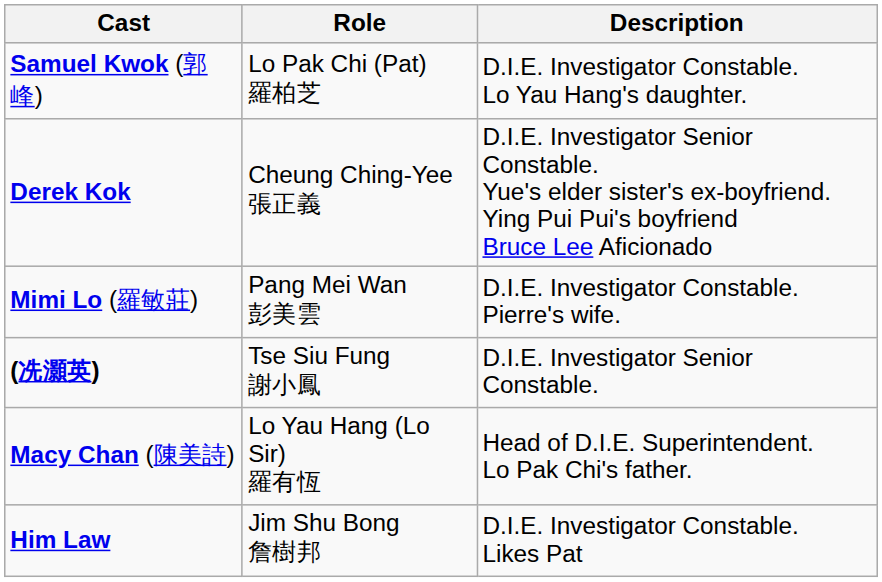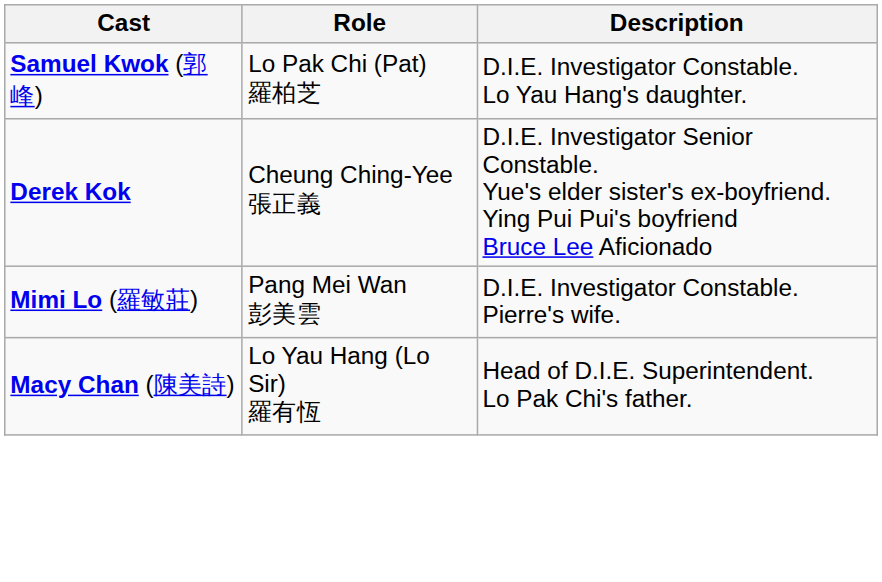- row: (55, 371)
- row: (60, 540)
